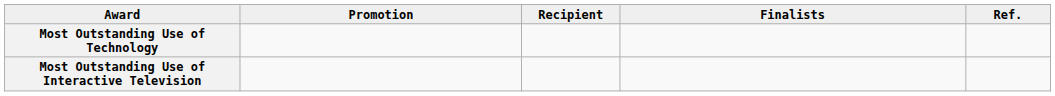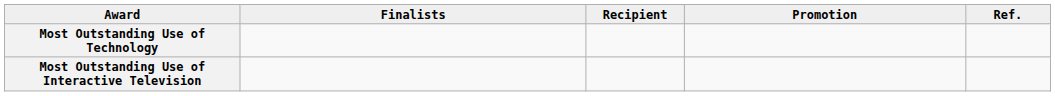columns swapped: (381, 14) <-> (793, 14)
